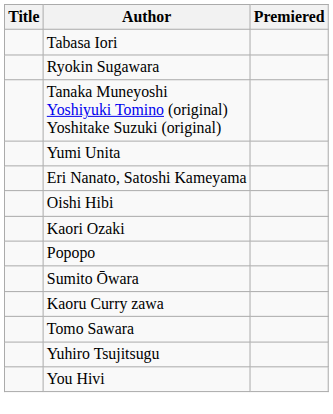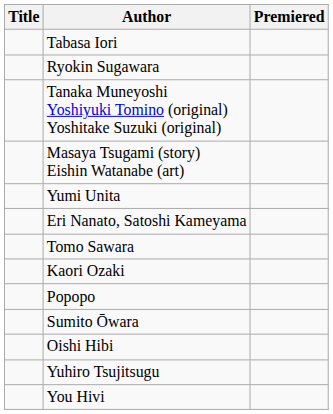+ row: (124, 162)
rows swapped: (90, 329) <-> (80, 203)
- row: (105, 303)
